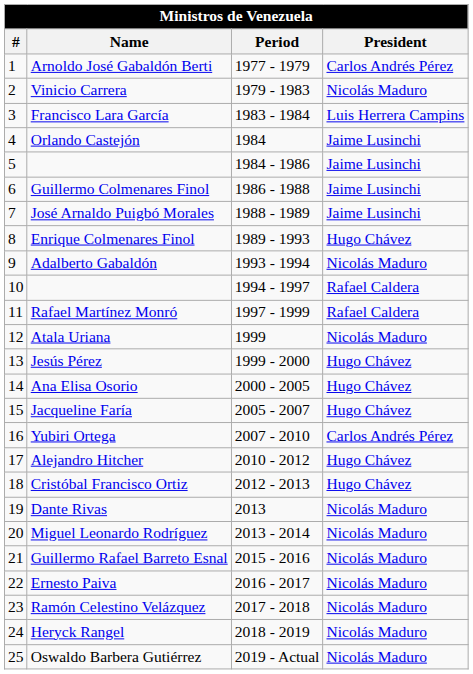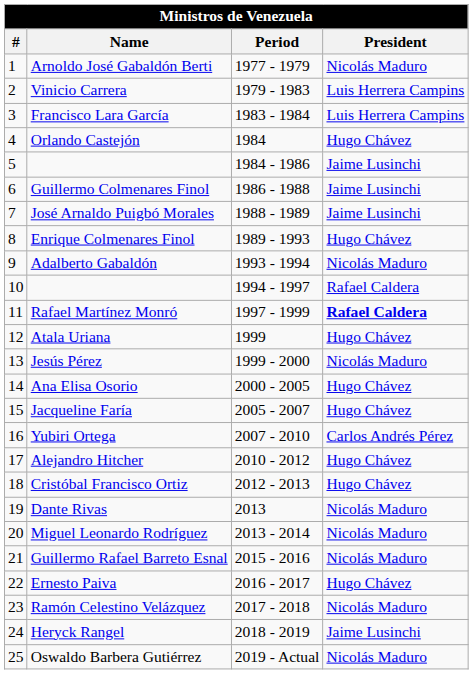(390, 66) Carlos Andrés Pérez -> (377, 66) Nicolás Maduro
(377, 90) Nicolás Maduro -> (395, 90) Luis Herrera Campins
(374, 139) Jaime Lusinchi -> (369, 139) Hugo Chávez
(373, 312) normal -> (377, 312) bold
(377, 336) Nicolás Maduro -> (369, 336) Hugo Chávez
(369, 361) Hugo Chávez -> (377, 361) Nicolás Maduro
(377, 582) Nicolás Maduro -> (369, 582) Hugo Chávez
(377, 632) Nicolás Maduro -> (374, 632) Jaime Lusinchi
